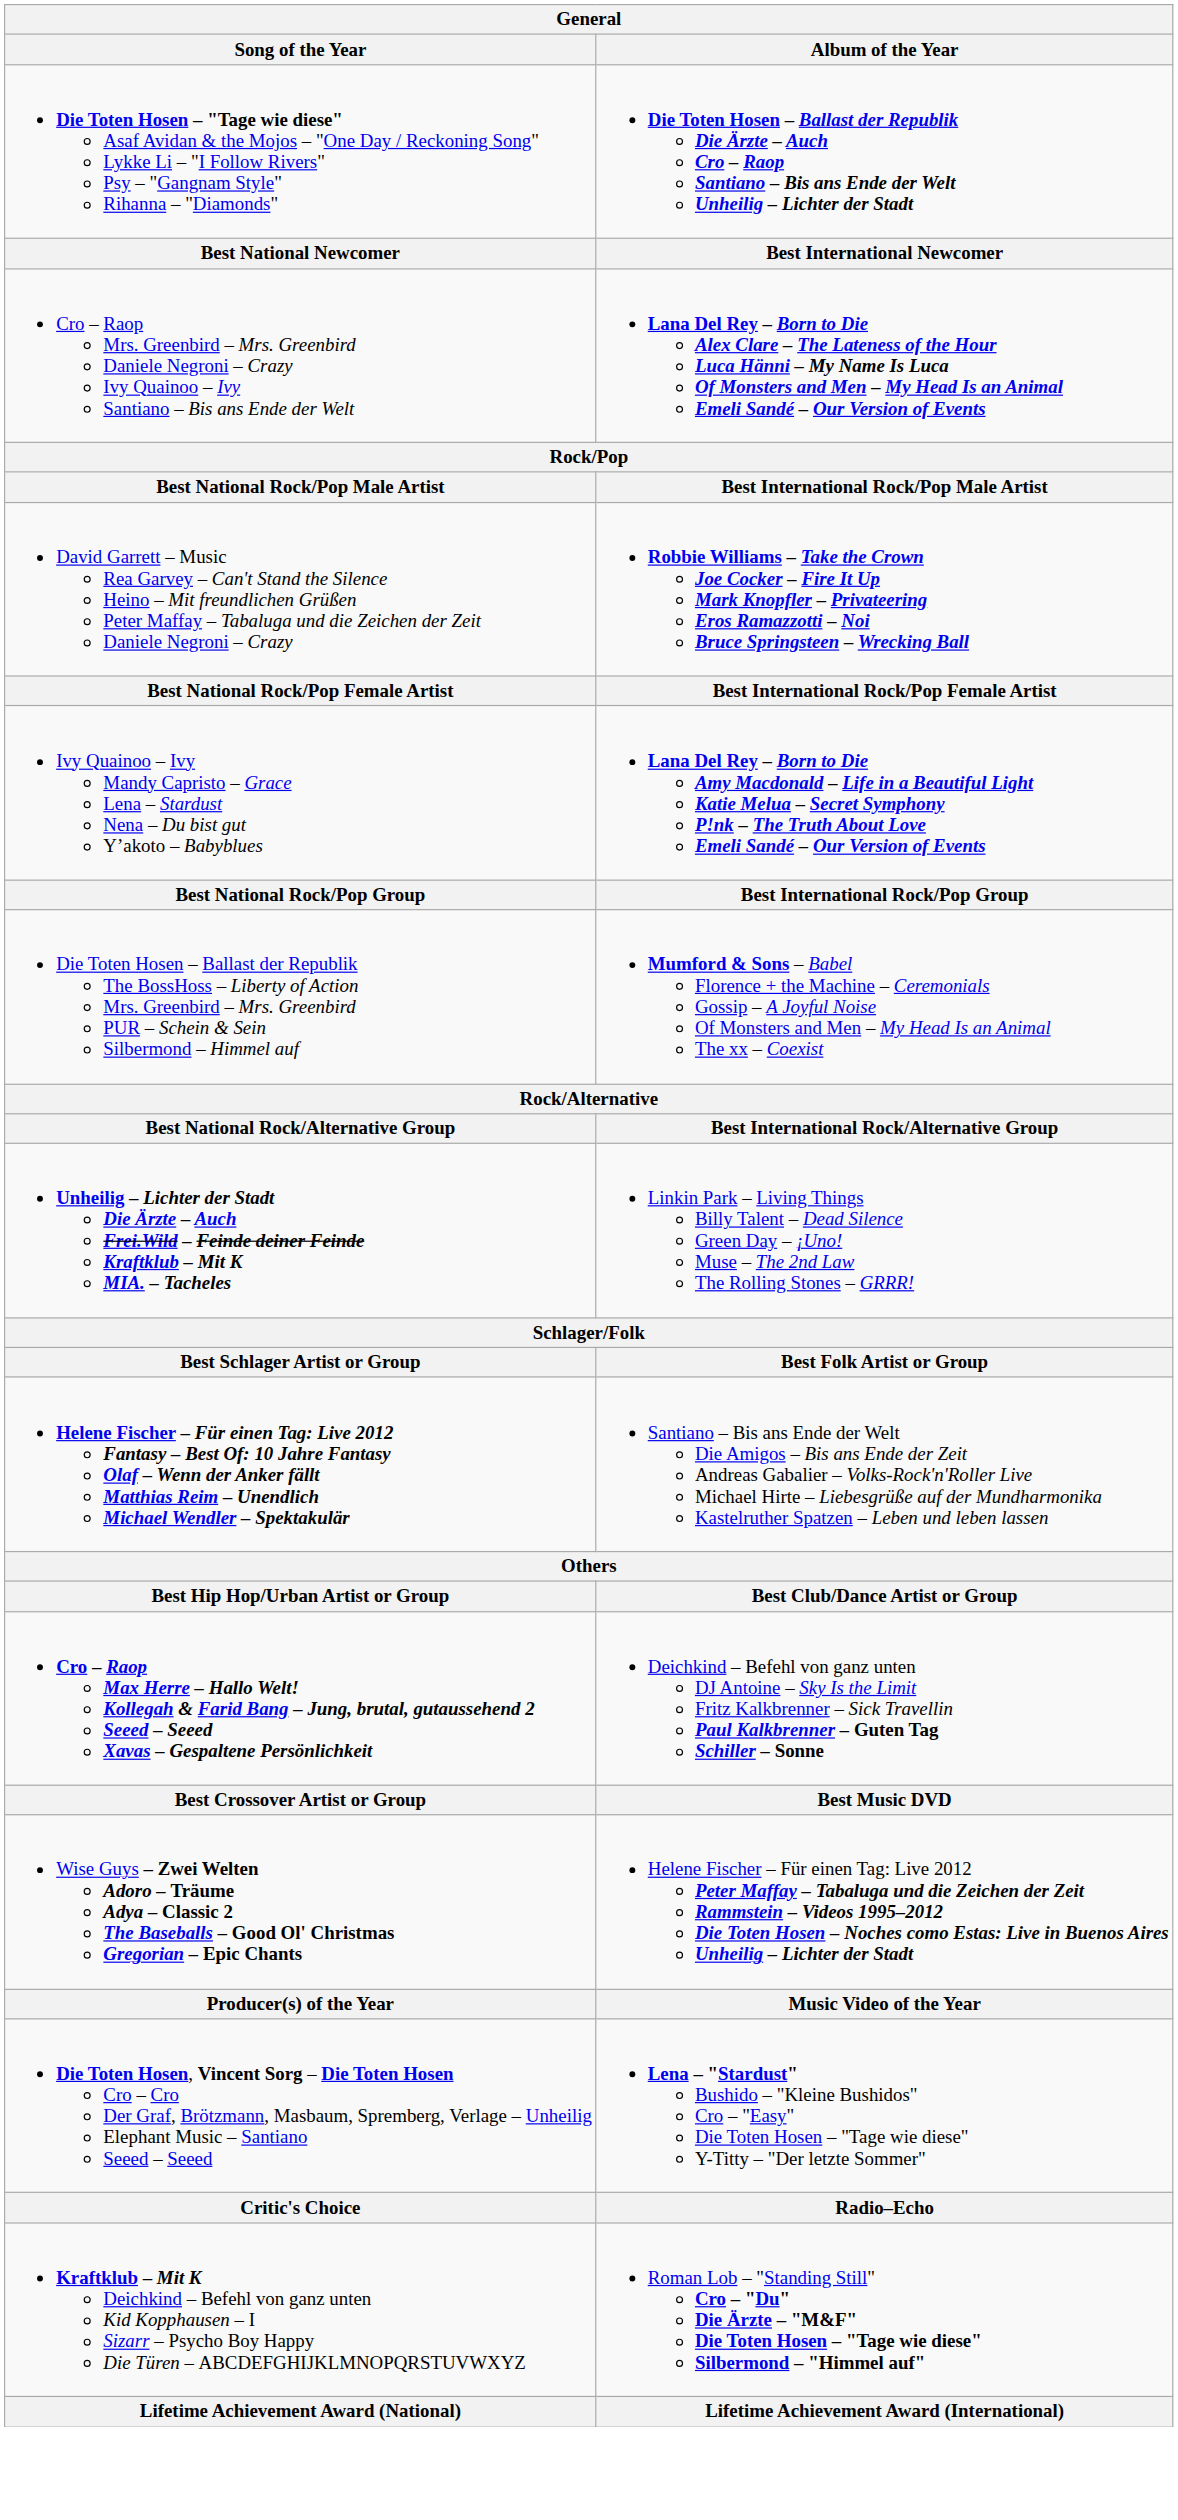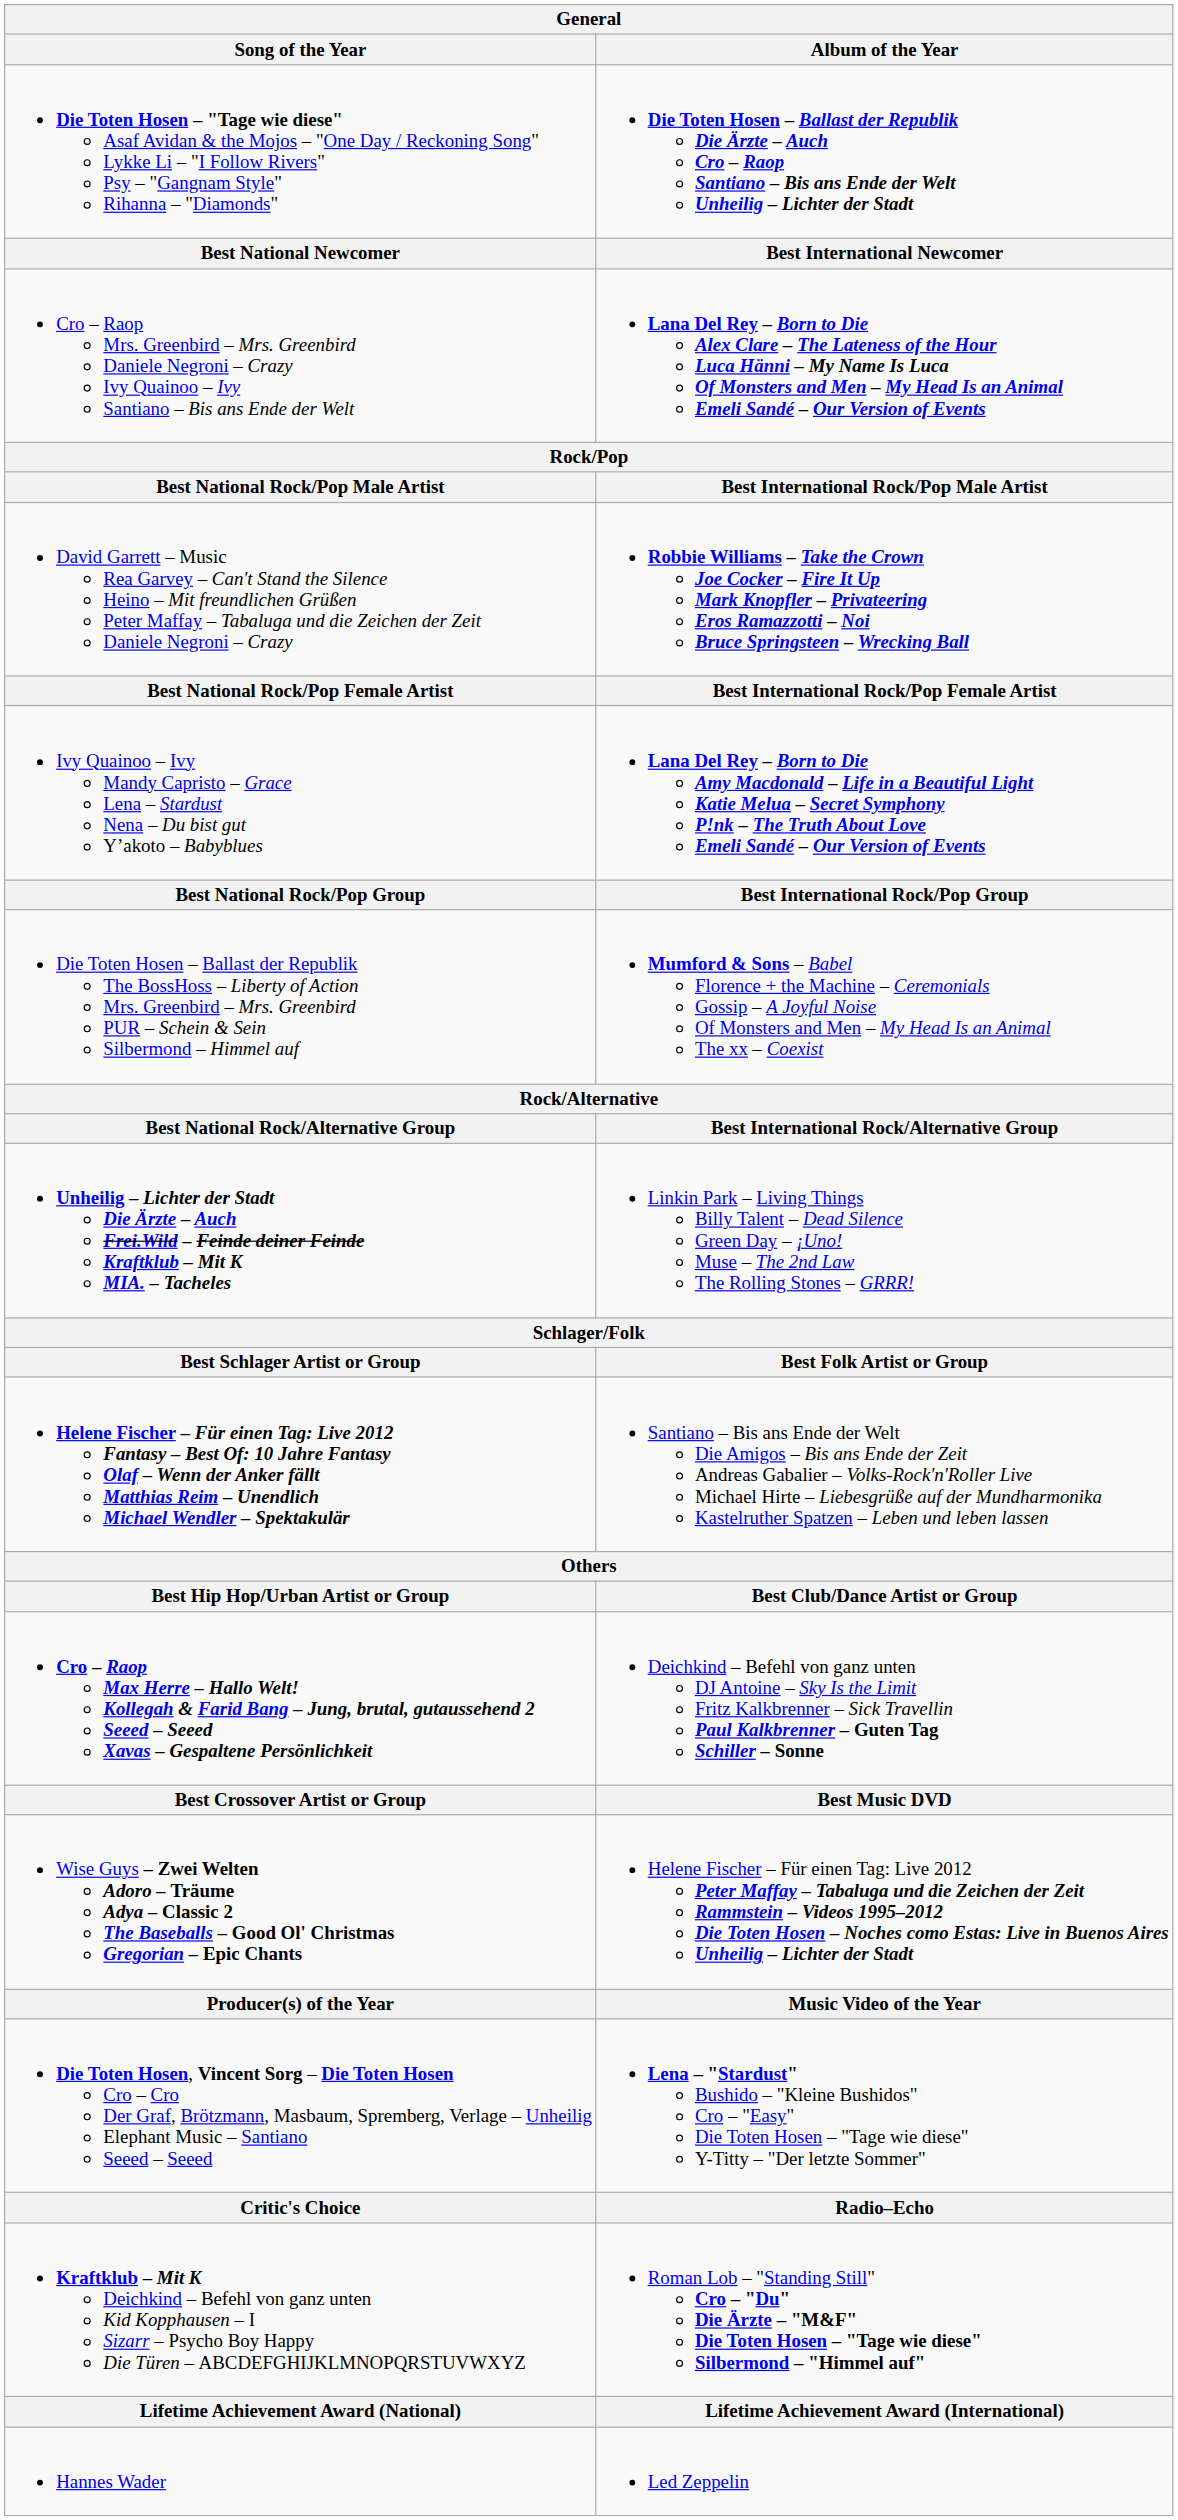+ row: (300, 2482)
